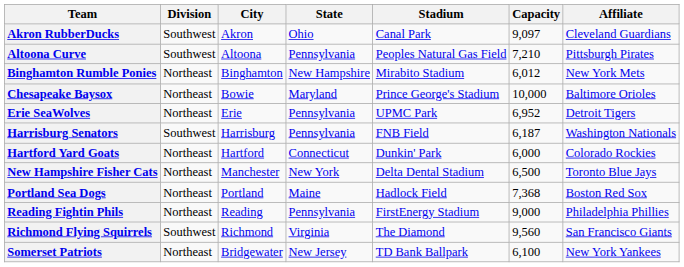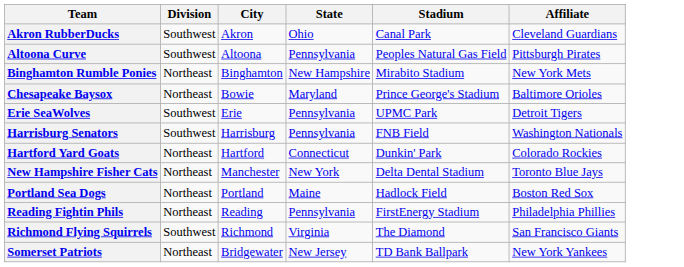- column: (536, 14)
(188, 113) Northeast -> (189, 113) Southwest
